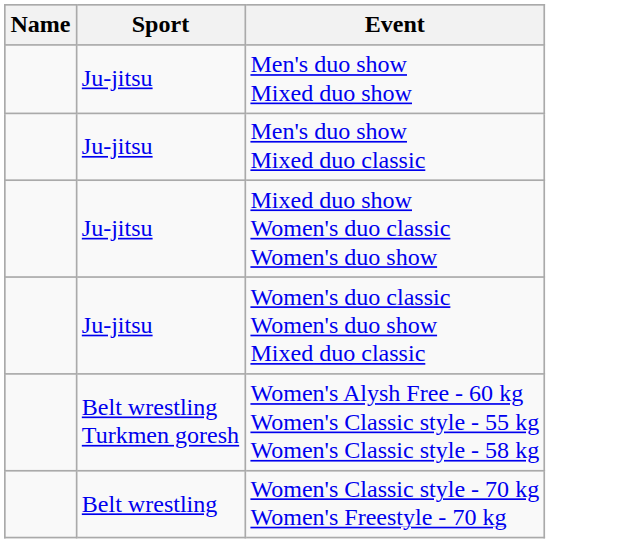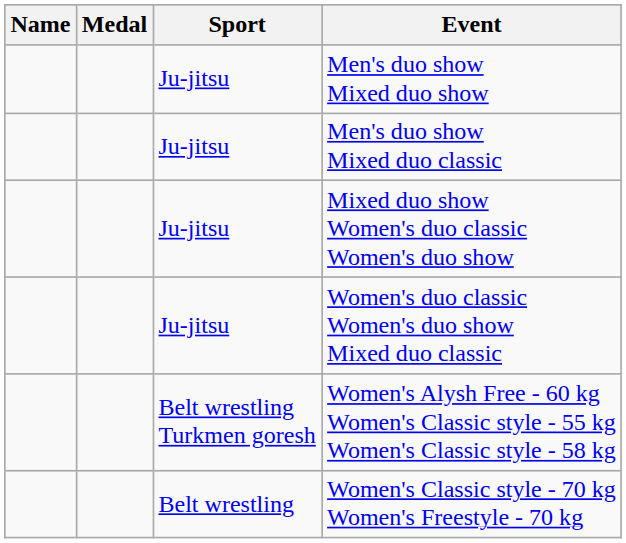+ column: (115, 24)
